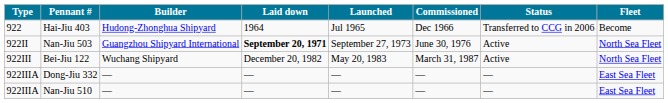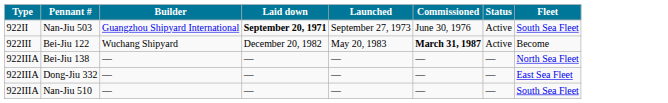- row: (66, 28)
(630, 43) North Sea Fleet -> (548, 28) South Sea Fleet
(447, 59) normal -> (448, 43) bold
(630, 59) North Sea Fleet -> (533, 43) Become
+ row: (66, 59)
(627, 91) East Sea Fleet -> (548, 91) South Sea Fleet
